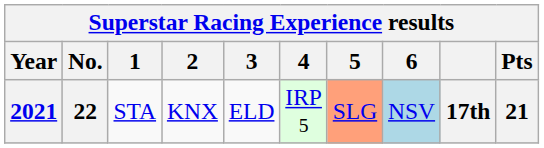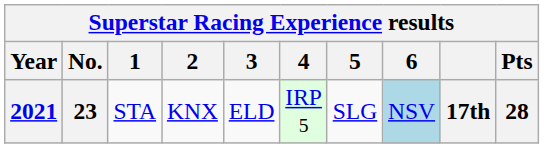(85, 110) 22 -> (85, 110) 23
(355, 110) lightsalmon background -> (355, 110) no background
(517, 110) 21 -> (517, 110) 28
